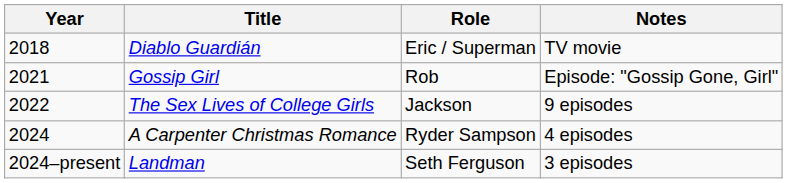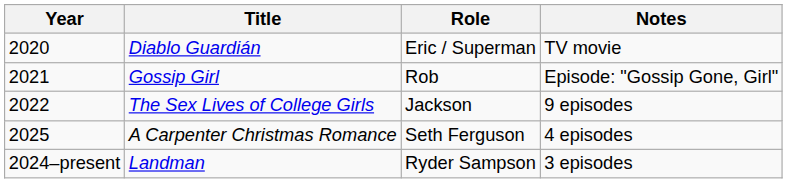(29, 47) 2018 -> (29, 47) 2020
(29, 134) 2024 -> (29, 134) 2025
(470, 134) Ryder Sampson -> (465, 134) Seth Ferguson
(465, 163) Seth Ferguson -> (470, 163) Ryder Sampson
